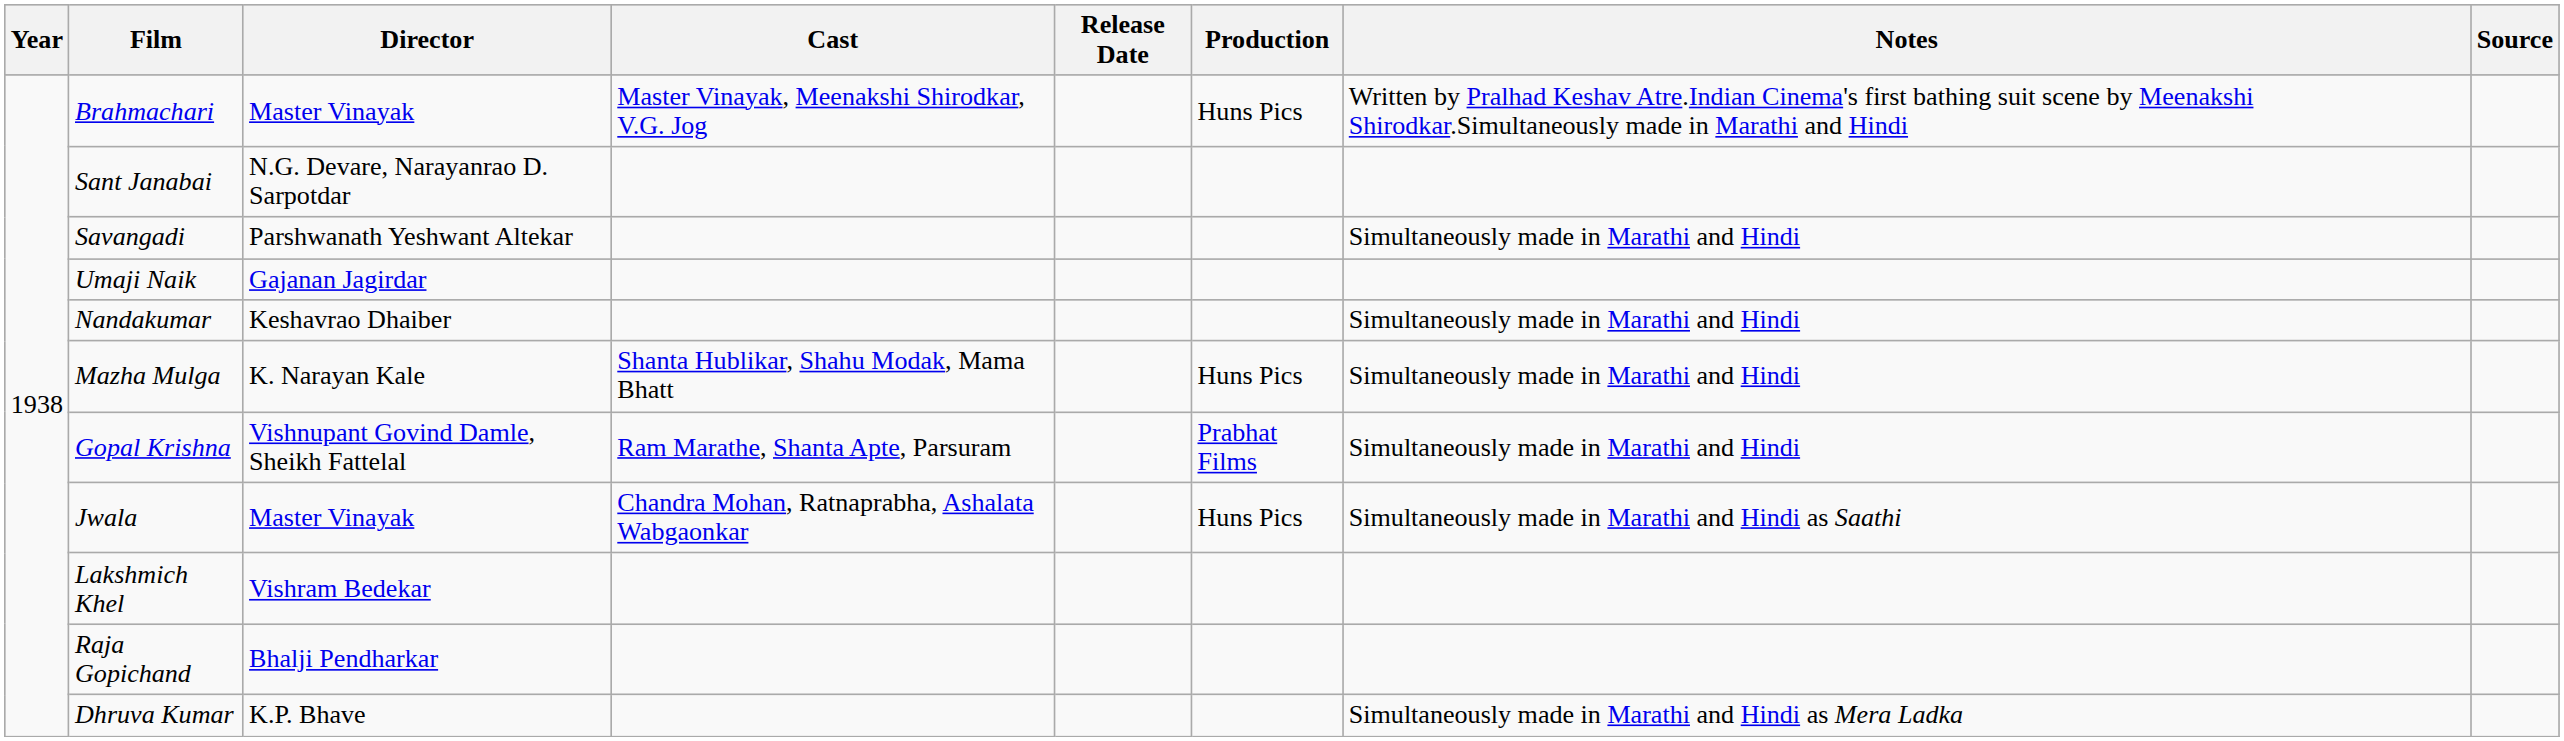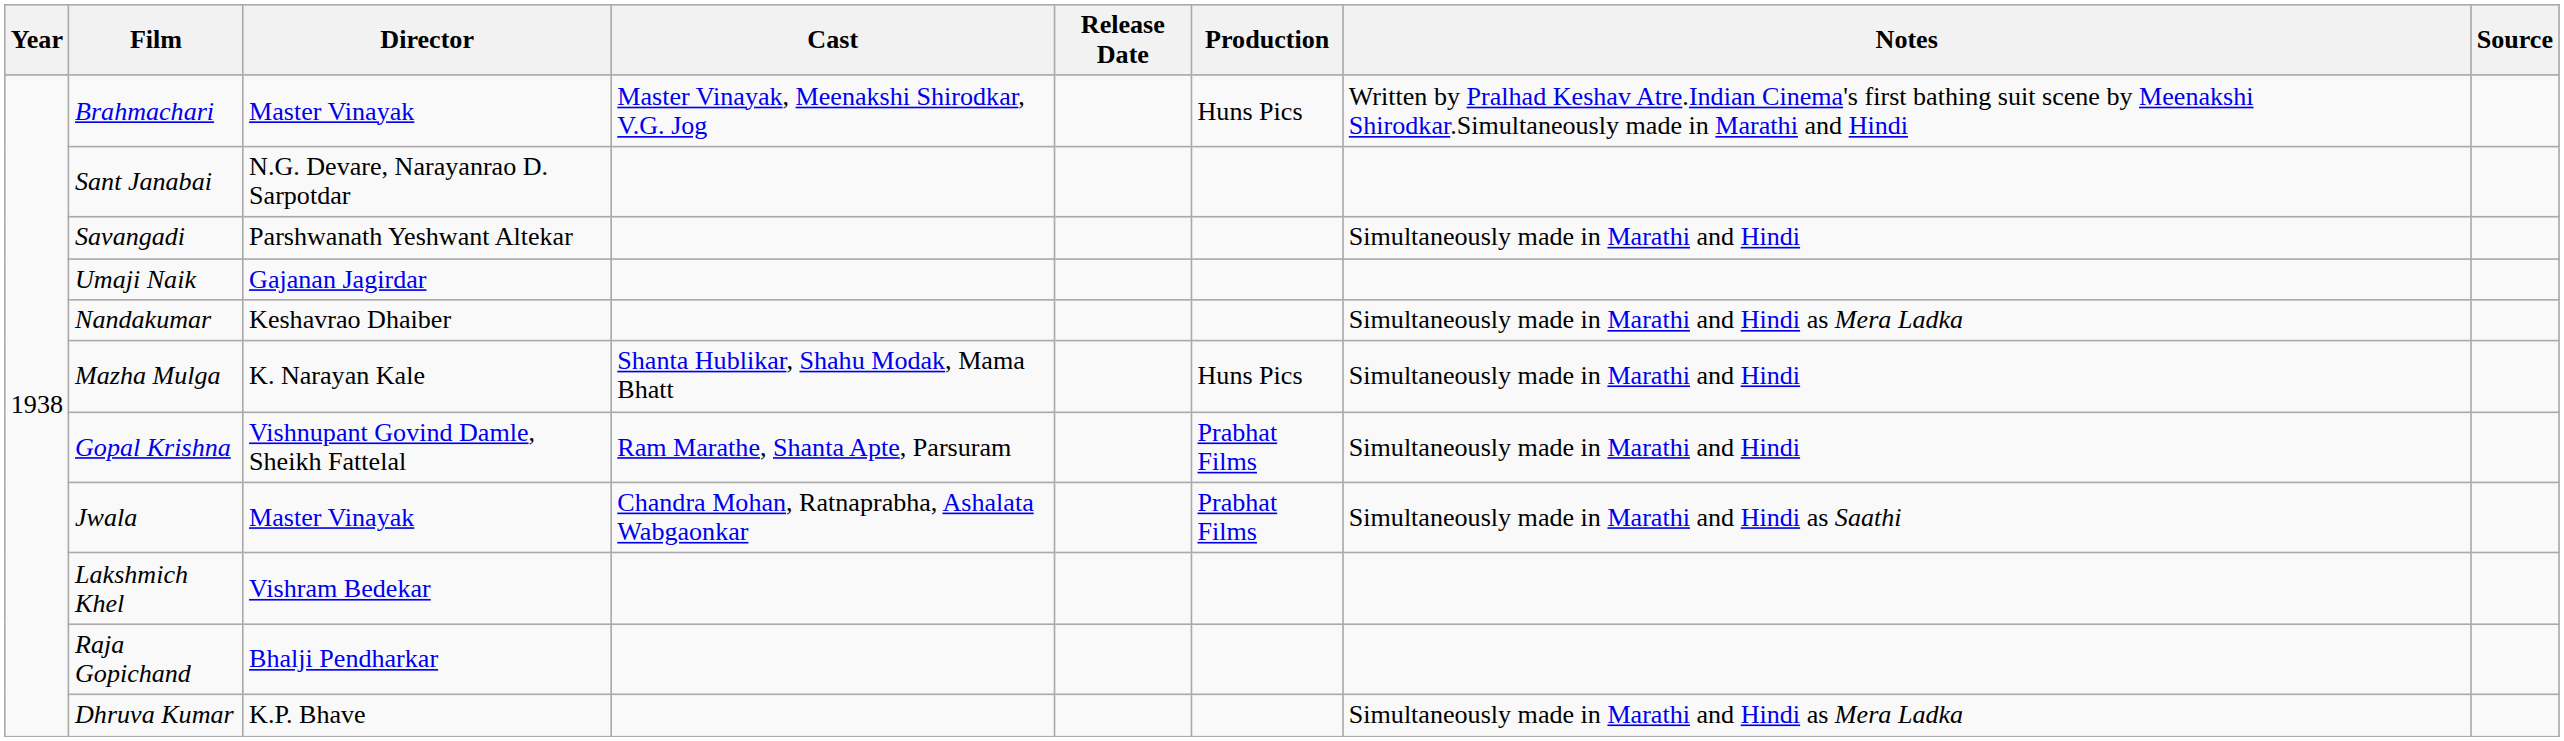(1574, 320) Simultaneously made in Marathi and Hindi -> (1656, 320) Simultaneously made in Marathi and Hindi as Mera Ladka
(1250, 517) Huns Pics -> (1237, 517) Prabhat Films
